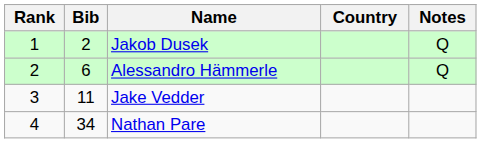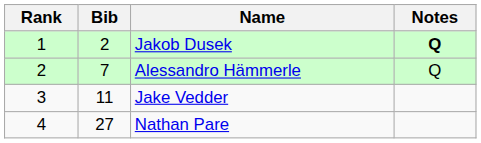- column: (365, 17)
(443, 44) normal -> (435, 44) bold
(86, 71) 6 -> (105, 71) 7
(86, 124) 34 -> (105, 124) 27
